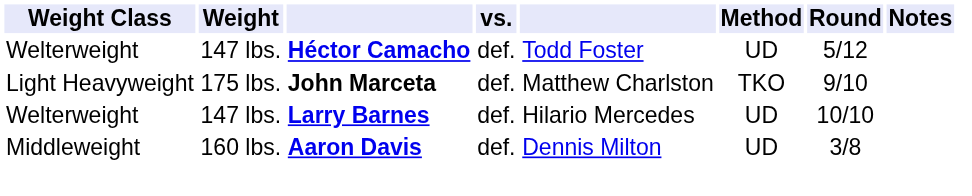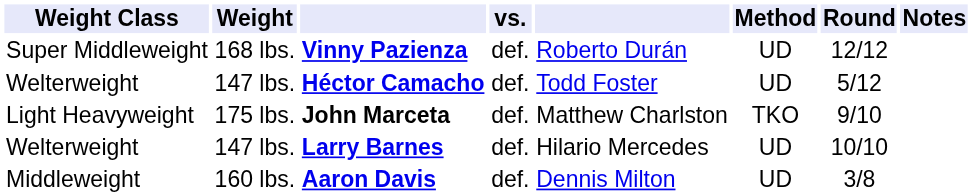+ row: (385, 51)
